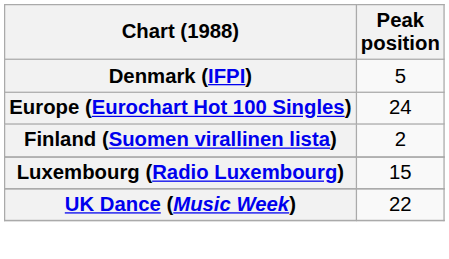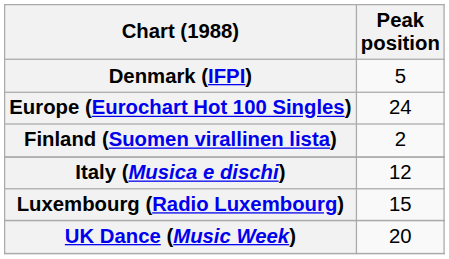+ row: (180, 172)
(400, 204) 22 -> (400, 236) 20
